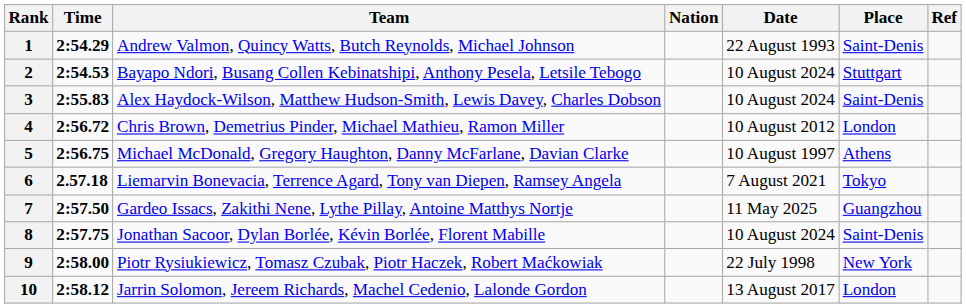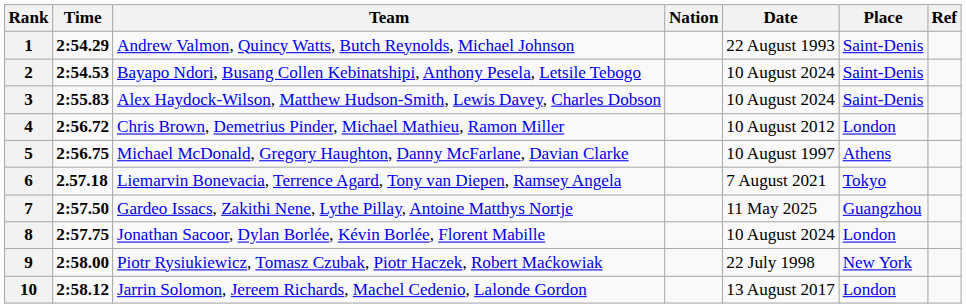(872, 72) Stuttgart -> (883, 72) Saint-Denis
(883, 235) Saint-Denis -> (869, 235) London
